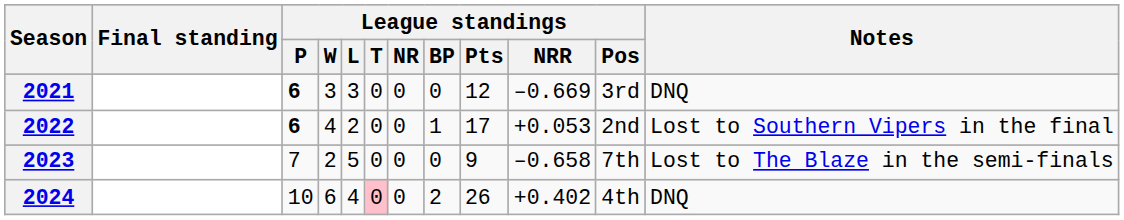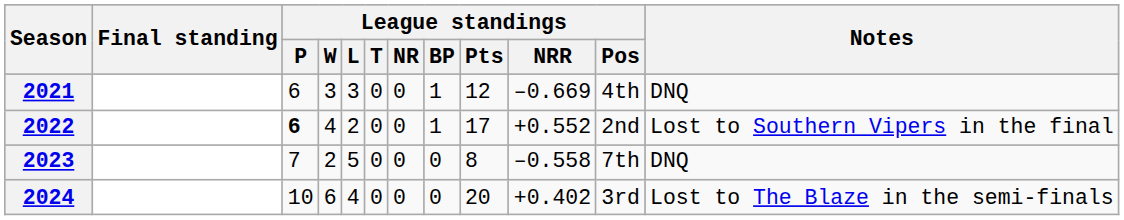(294, 92) bold -> (294, 92) normal
(435, 92) 0 -> (435, 92) 1
(621, 92) 3rd -> (621, 92) 4th
(552, 127) +0.053 -> (552, 127) +0.552
(471, 162) 9 -> (471, 162) 8
(552, 162) –0.658 -> (552, 162) –0.558
(882, 162) Lost to The Blaze in the semi-finals -> (669, 162) DNQ
(376, 197) pink background -> (376, 197) no background
(435, 197) 2 -> (435, 197) 0
(478, 197) 26 -> (478, 197) 20
(621, 197) 4th -> (621, 197) 3rd
(669, 197) DNQ -> (882, 197) Lost to The Blaze in the semi-finals
